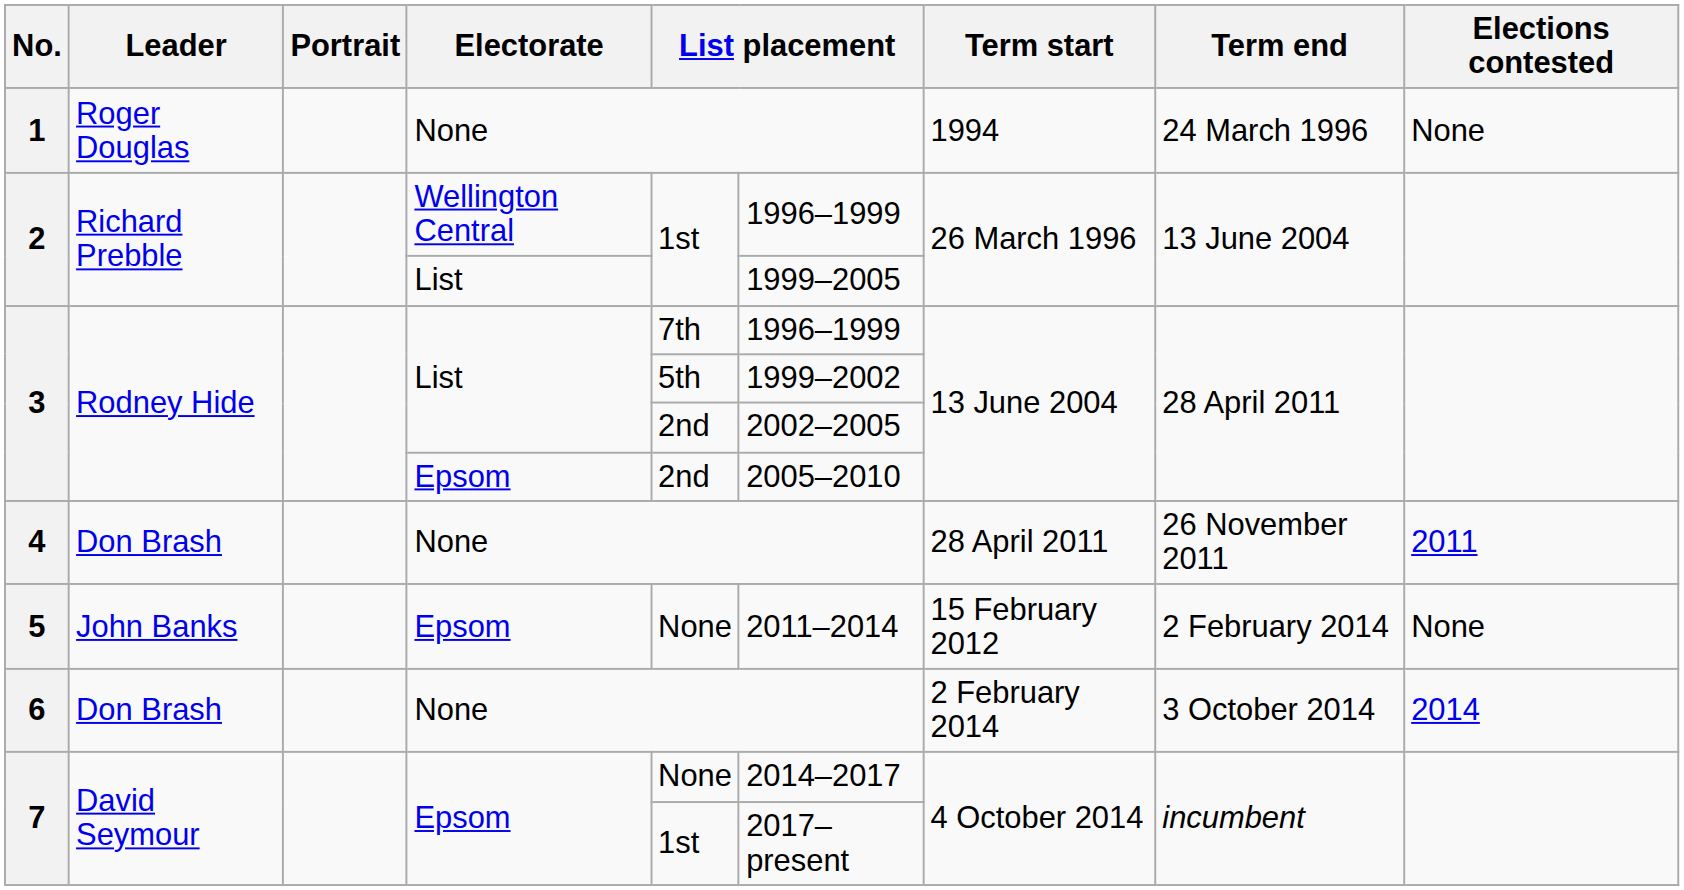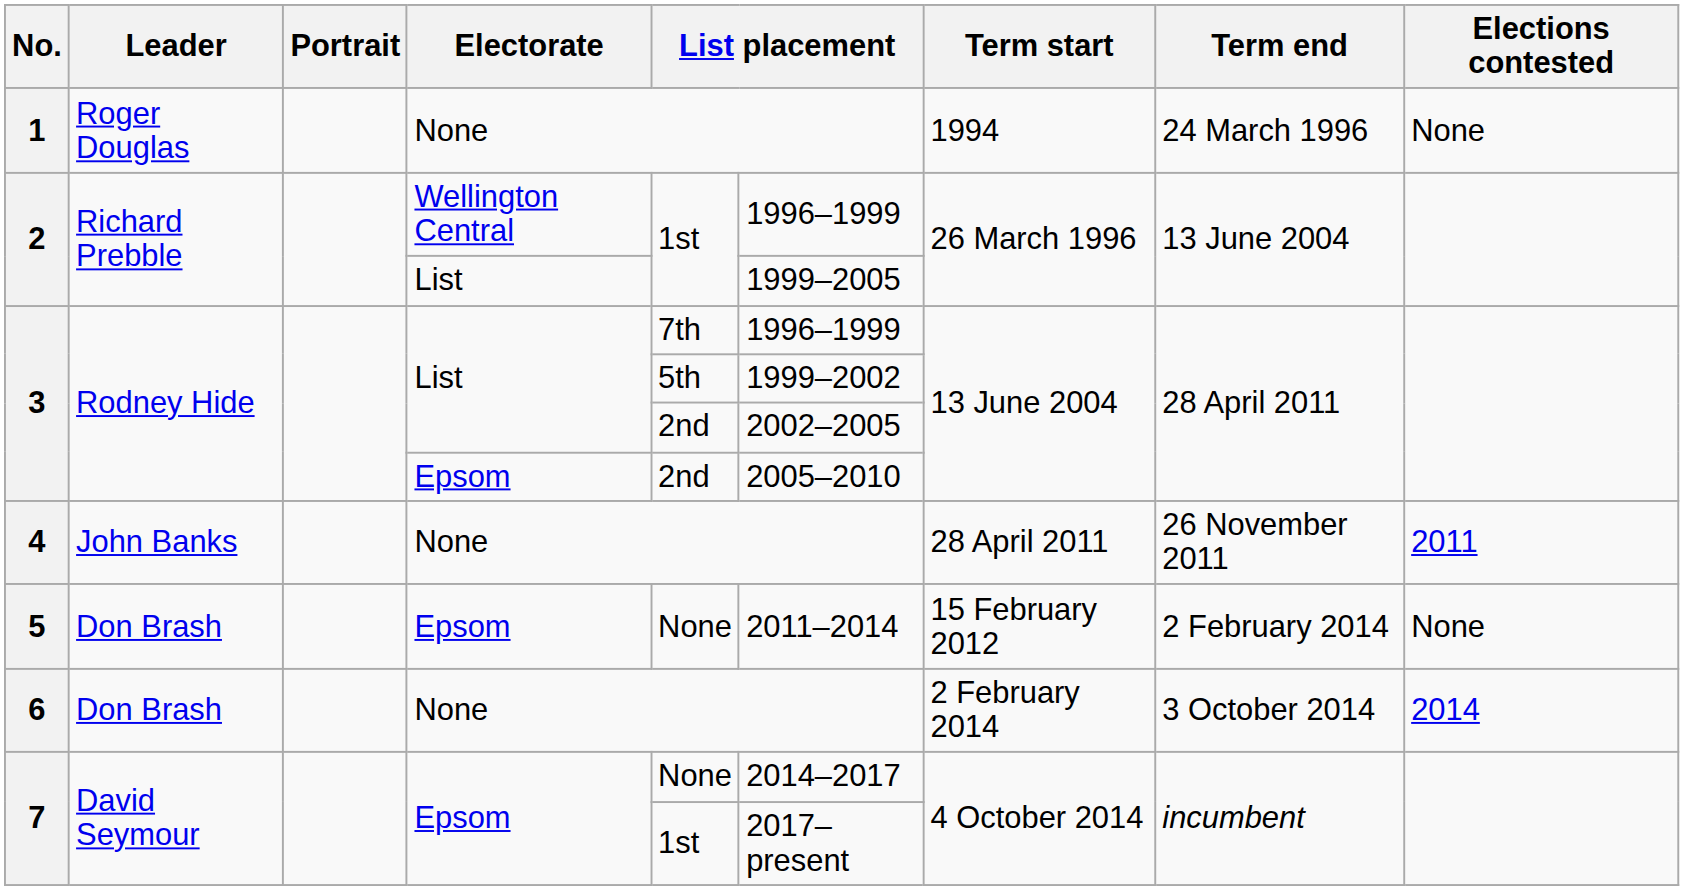(149, 542) Don Brash -> (157, 542) John Banks
(157, 626) John Banks -> (149, 626) Don Brash
